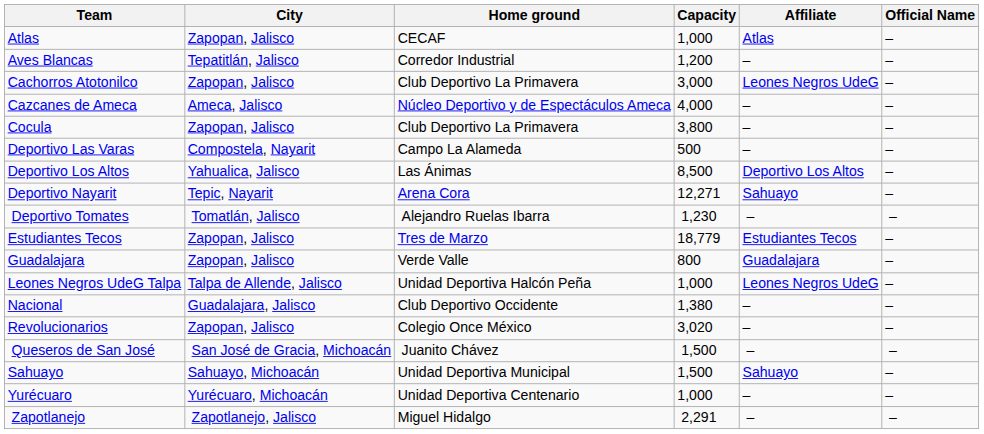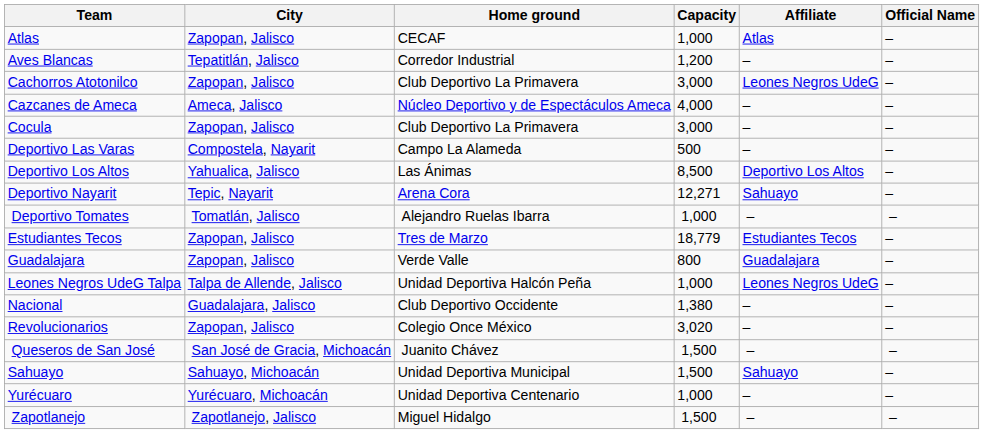(695, 127) 3,800 -> (695, 127) 3,000
(697, 216) 1,230 -> (697, 216) 1,000
(697, 417) 2,291 -> (697, 417) 1,500
